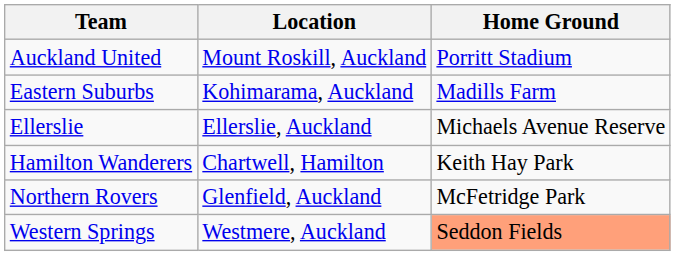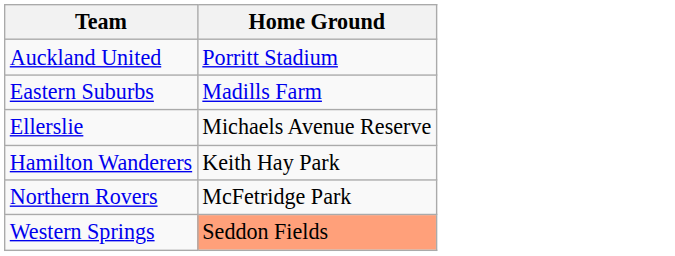- column: (314, 22)
